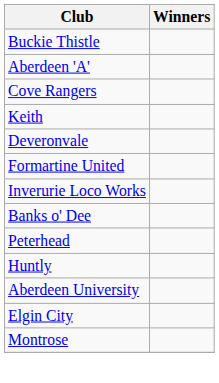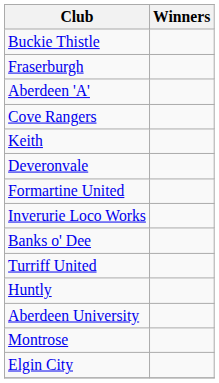+ row: (46, 66)
- row: (39, 240)
+ row: (52, 265)
rows swapped: (41, 315) <-> (38, 340)
